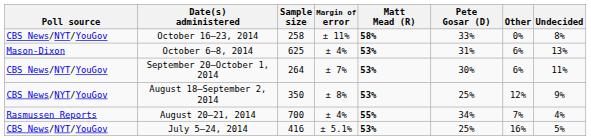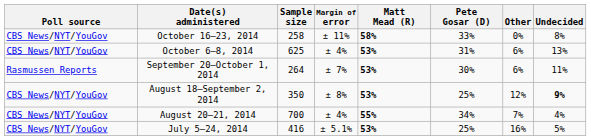(36, 51) Mason-Dixon -> (57, 51) CBS News/NYT/YouGov
(57, 70) CBS News/NYT/YouGov -> (52, 70) Rasmussen Reports
(559, 95) normal -> (559, 95) bold
(52, 114) Rasmussen Reports -> (57, 114) CBS News/NYT/YouGov
